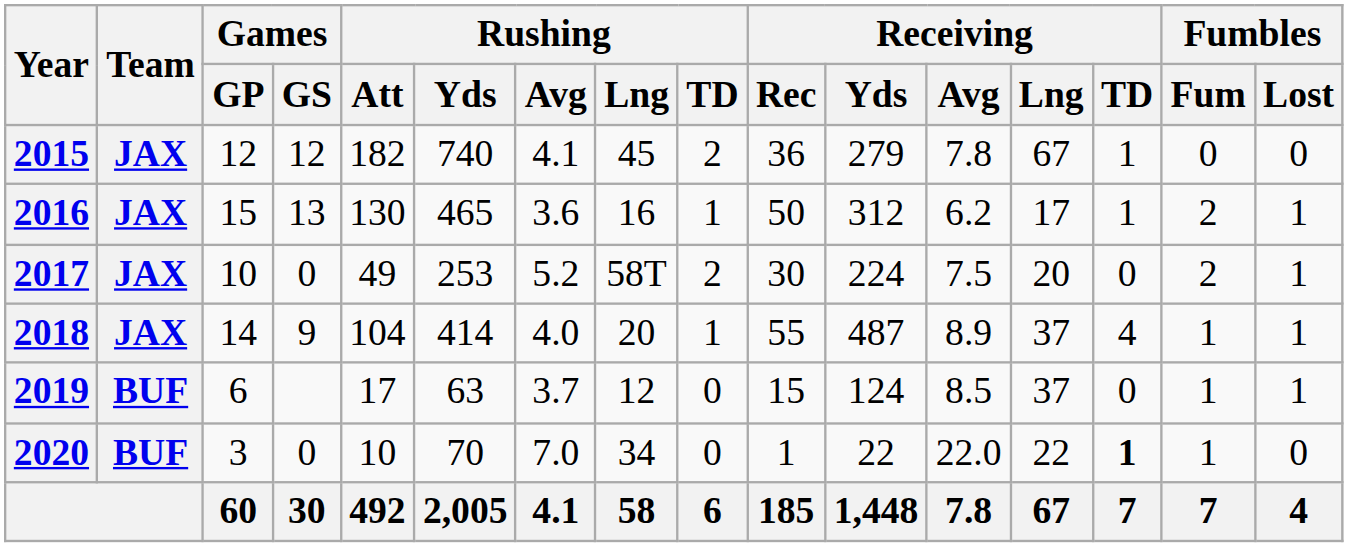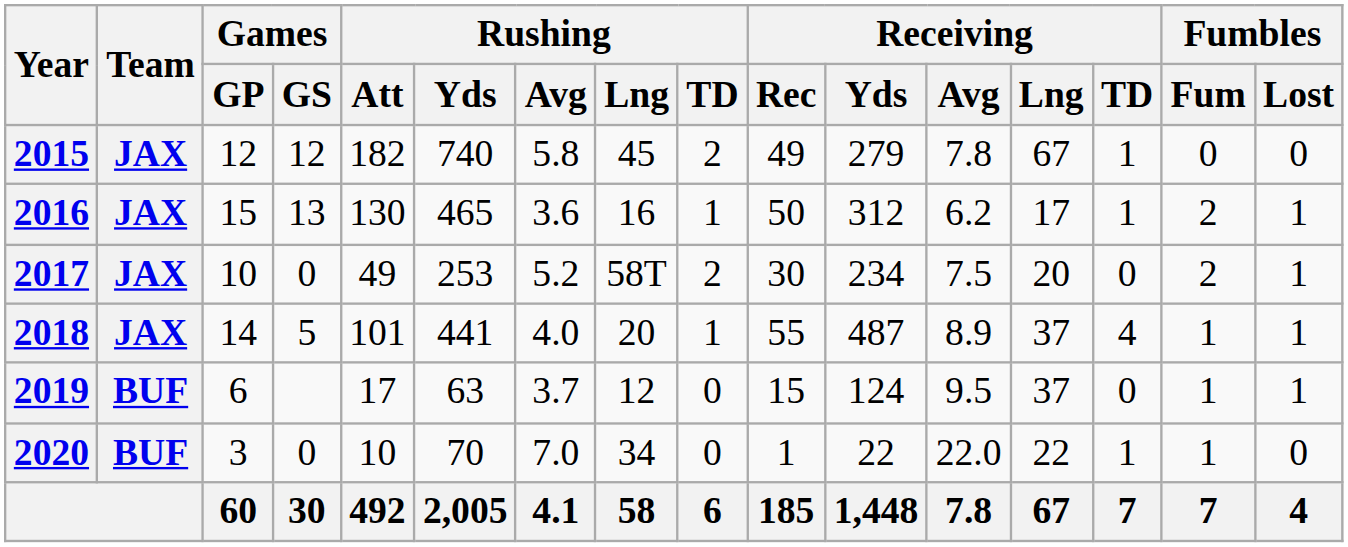(556, 153) 4.1 -> (556, 153) 5.8
(786, 153) 36 -> (786, 153) 49
(876, 272) 224 -> (876, 272) 234
(307, 332) 9 -> (307, 332) 5
(377, 332) 104 -> (377, 332) 101
(465, 332) 414 -> (465, 332) 441
(969, 392) 8.5 -> (969, 392) 9.5
(1127, 451) bold -> (1127, 451) normal
